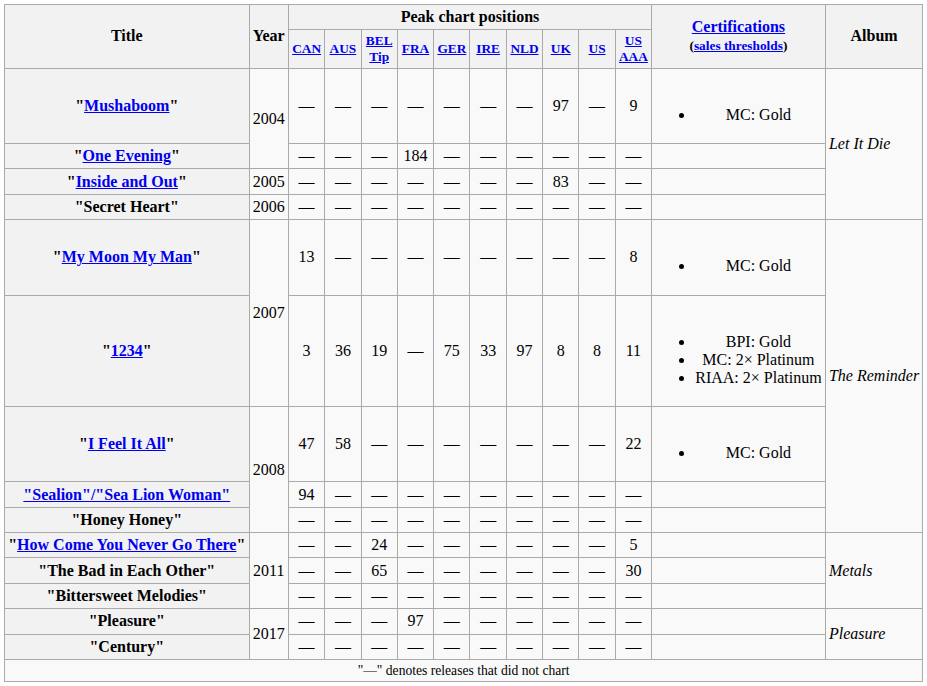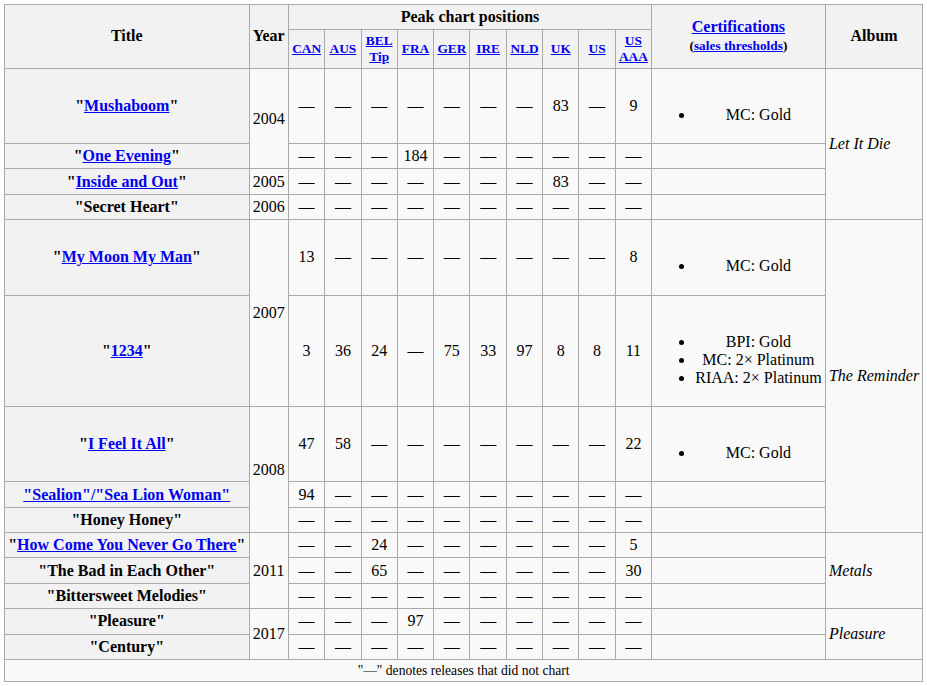(561, 105) 97 -> (561, 105) 83
(379, 350) 19 -> (379, 350) 24
